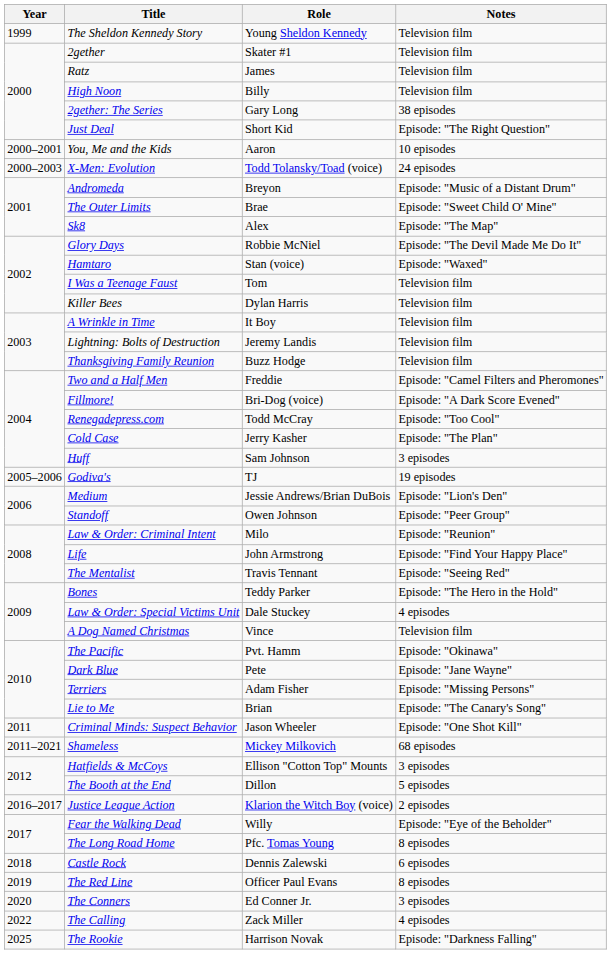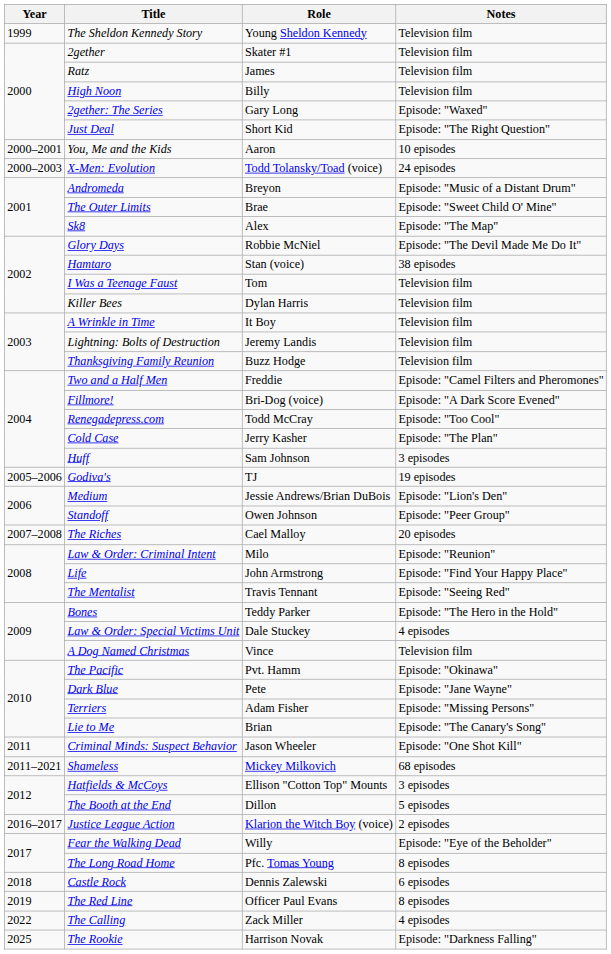(427, 110) 38 episodes -> (443, 110) Episode: "Waxed"
(443, 264) Episode: "Waxed" -> (427, 264) 38 episodes
+ row: (94, 534)
- row: (99, 901)
